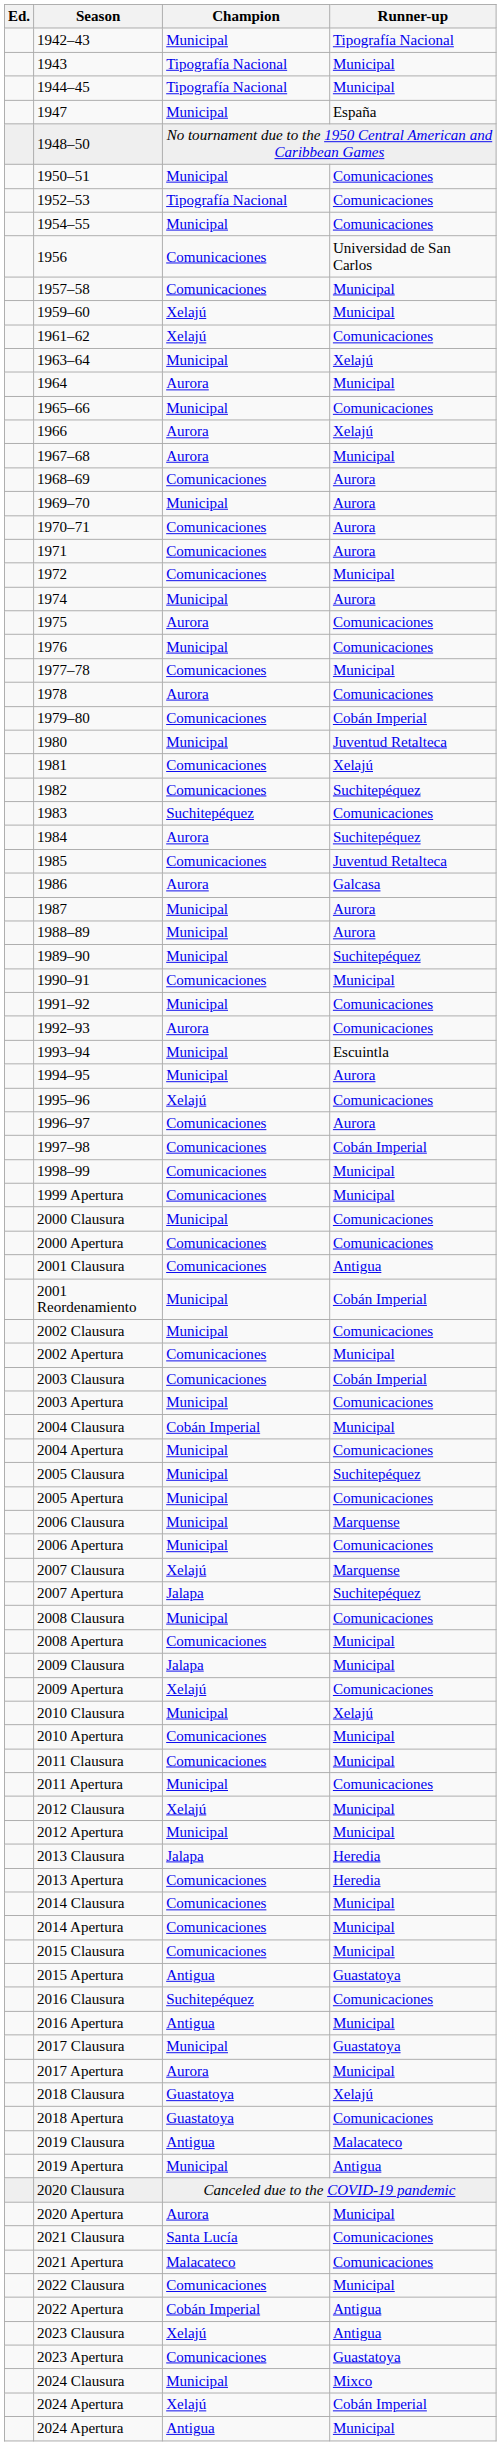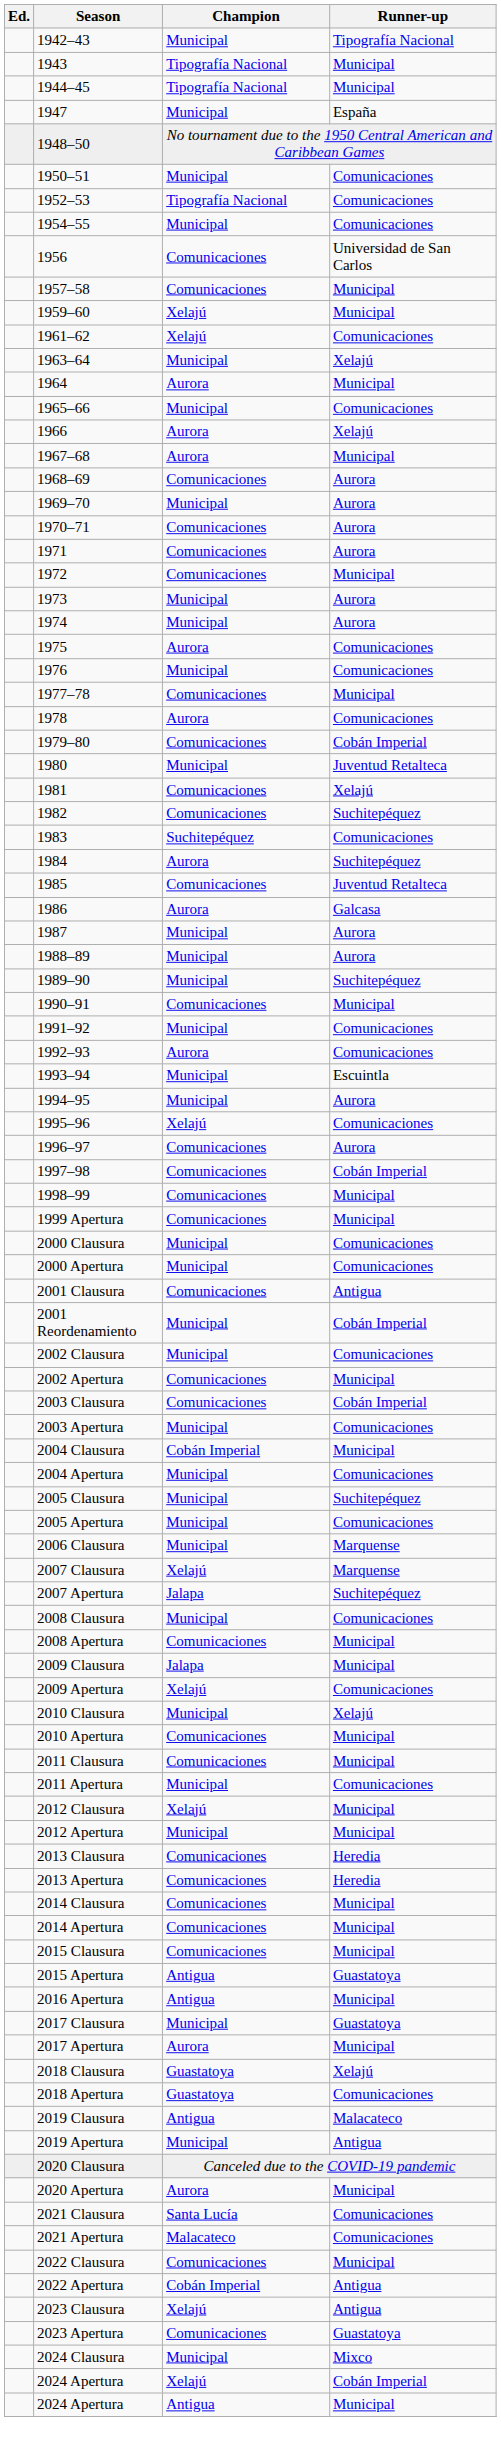+ row: (52, 598)
(216, 1242) Comunicaciones -> (197, 1266) Municipal
- row: (80, 1546)
(185, 1856) Jalapa -> (216, 1856) Comunicaciones
- row: (81, 1999)
